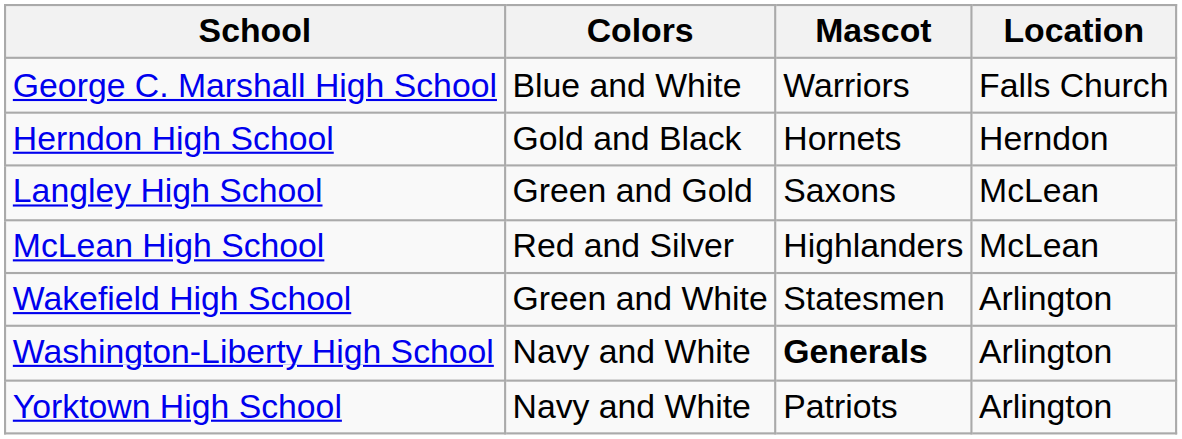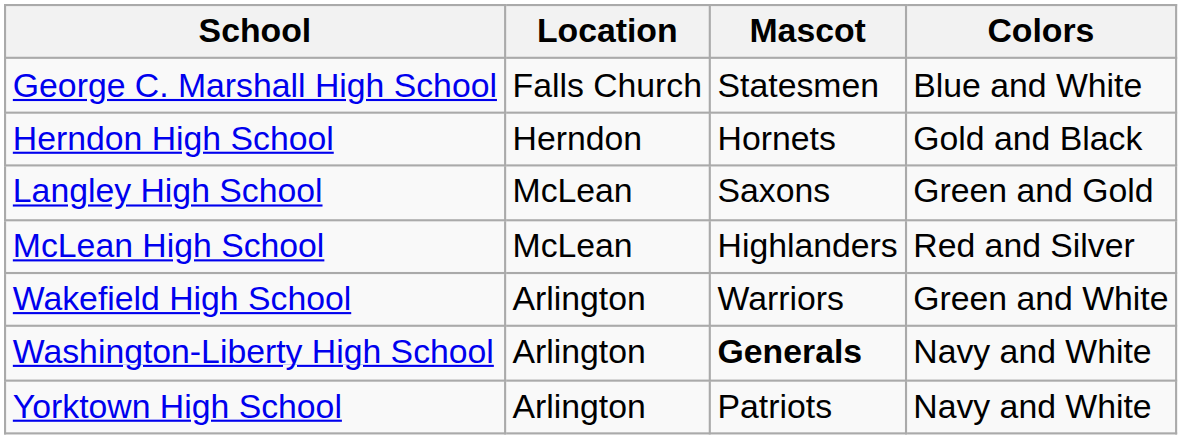columns swapped: (1074, 31) <-> (640, 31)
(846, 84) Warriors -> (798, 84) Statesmen
(864, 298) Statesmen -> (781, 298) Warriors
